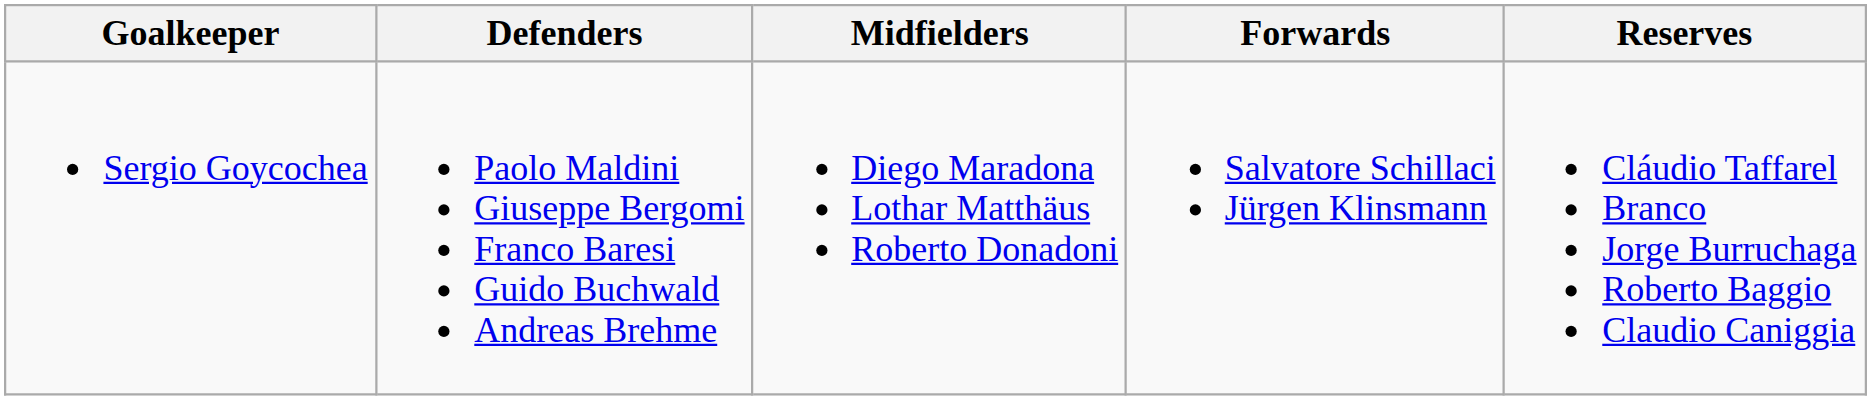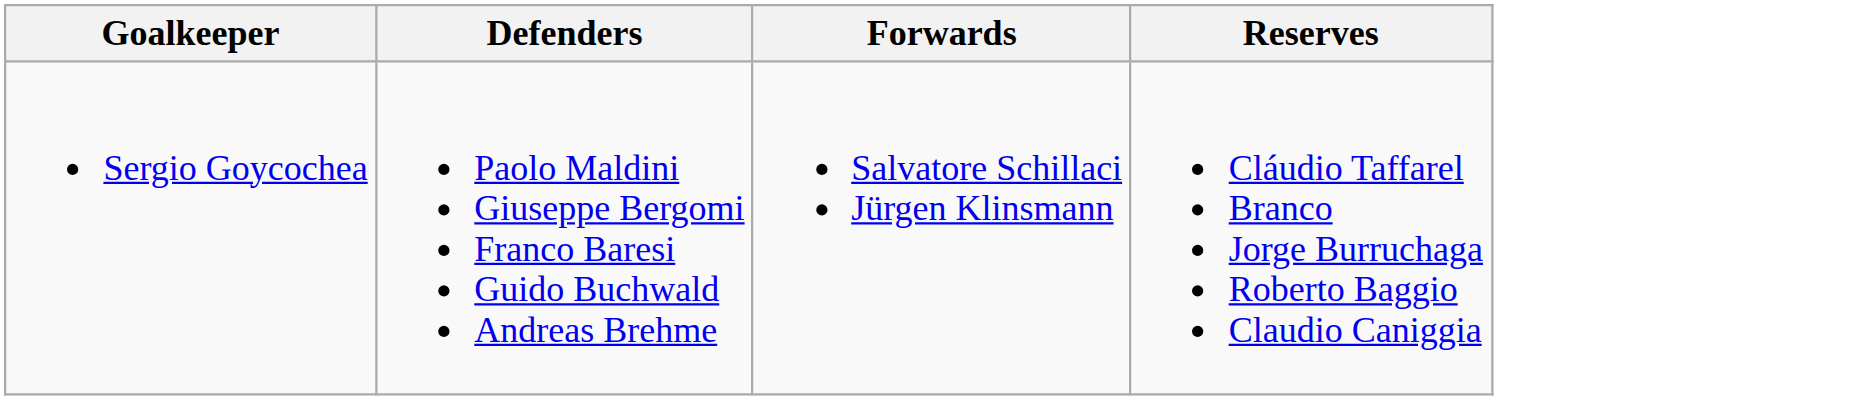- column: (940, 33)
